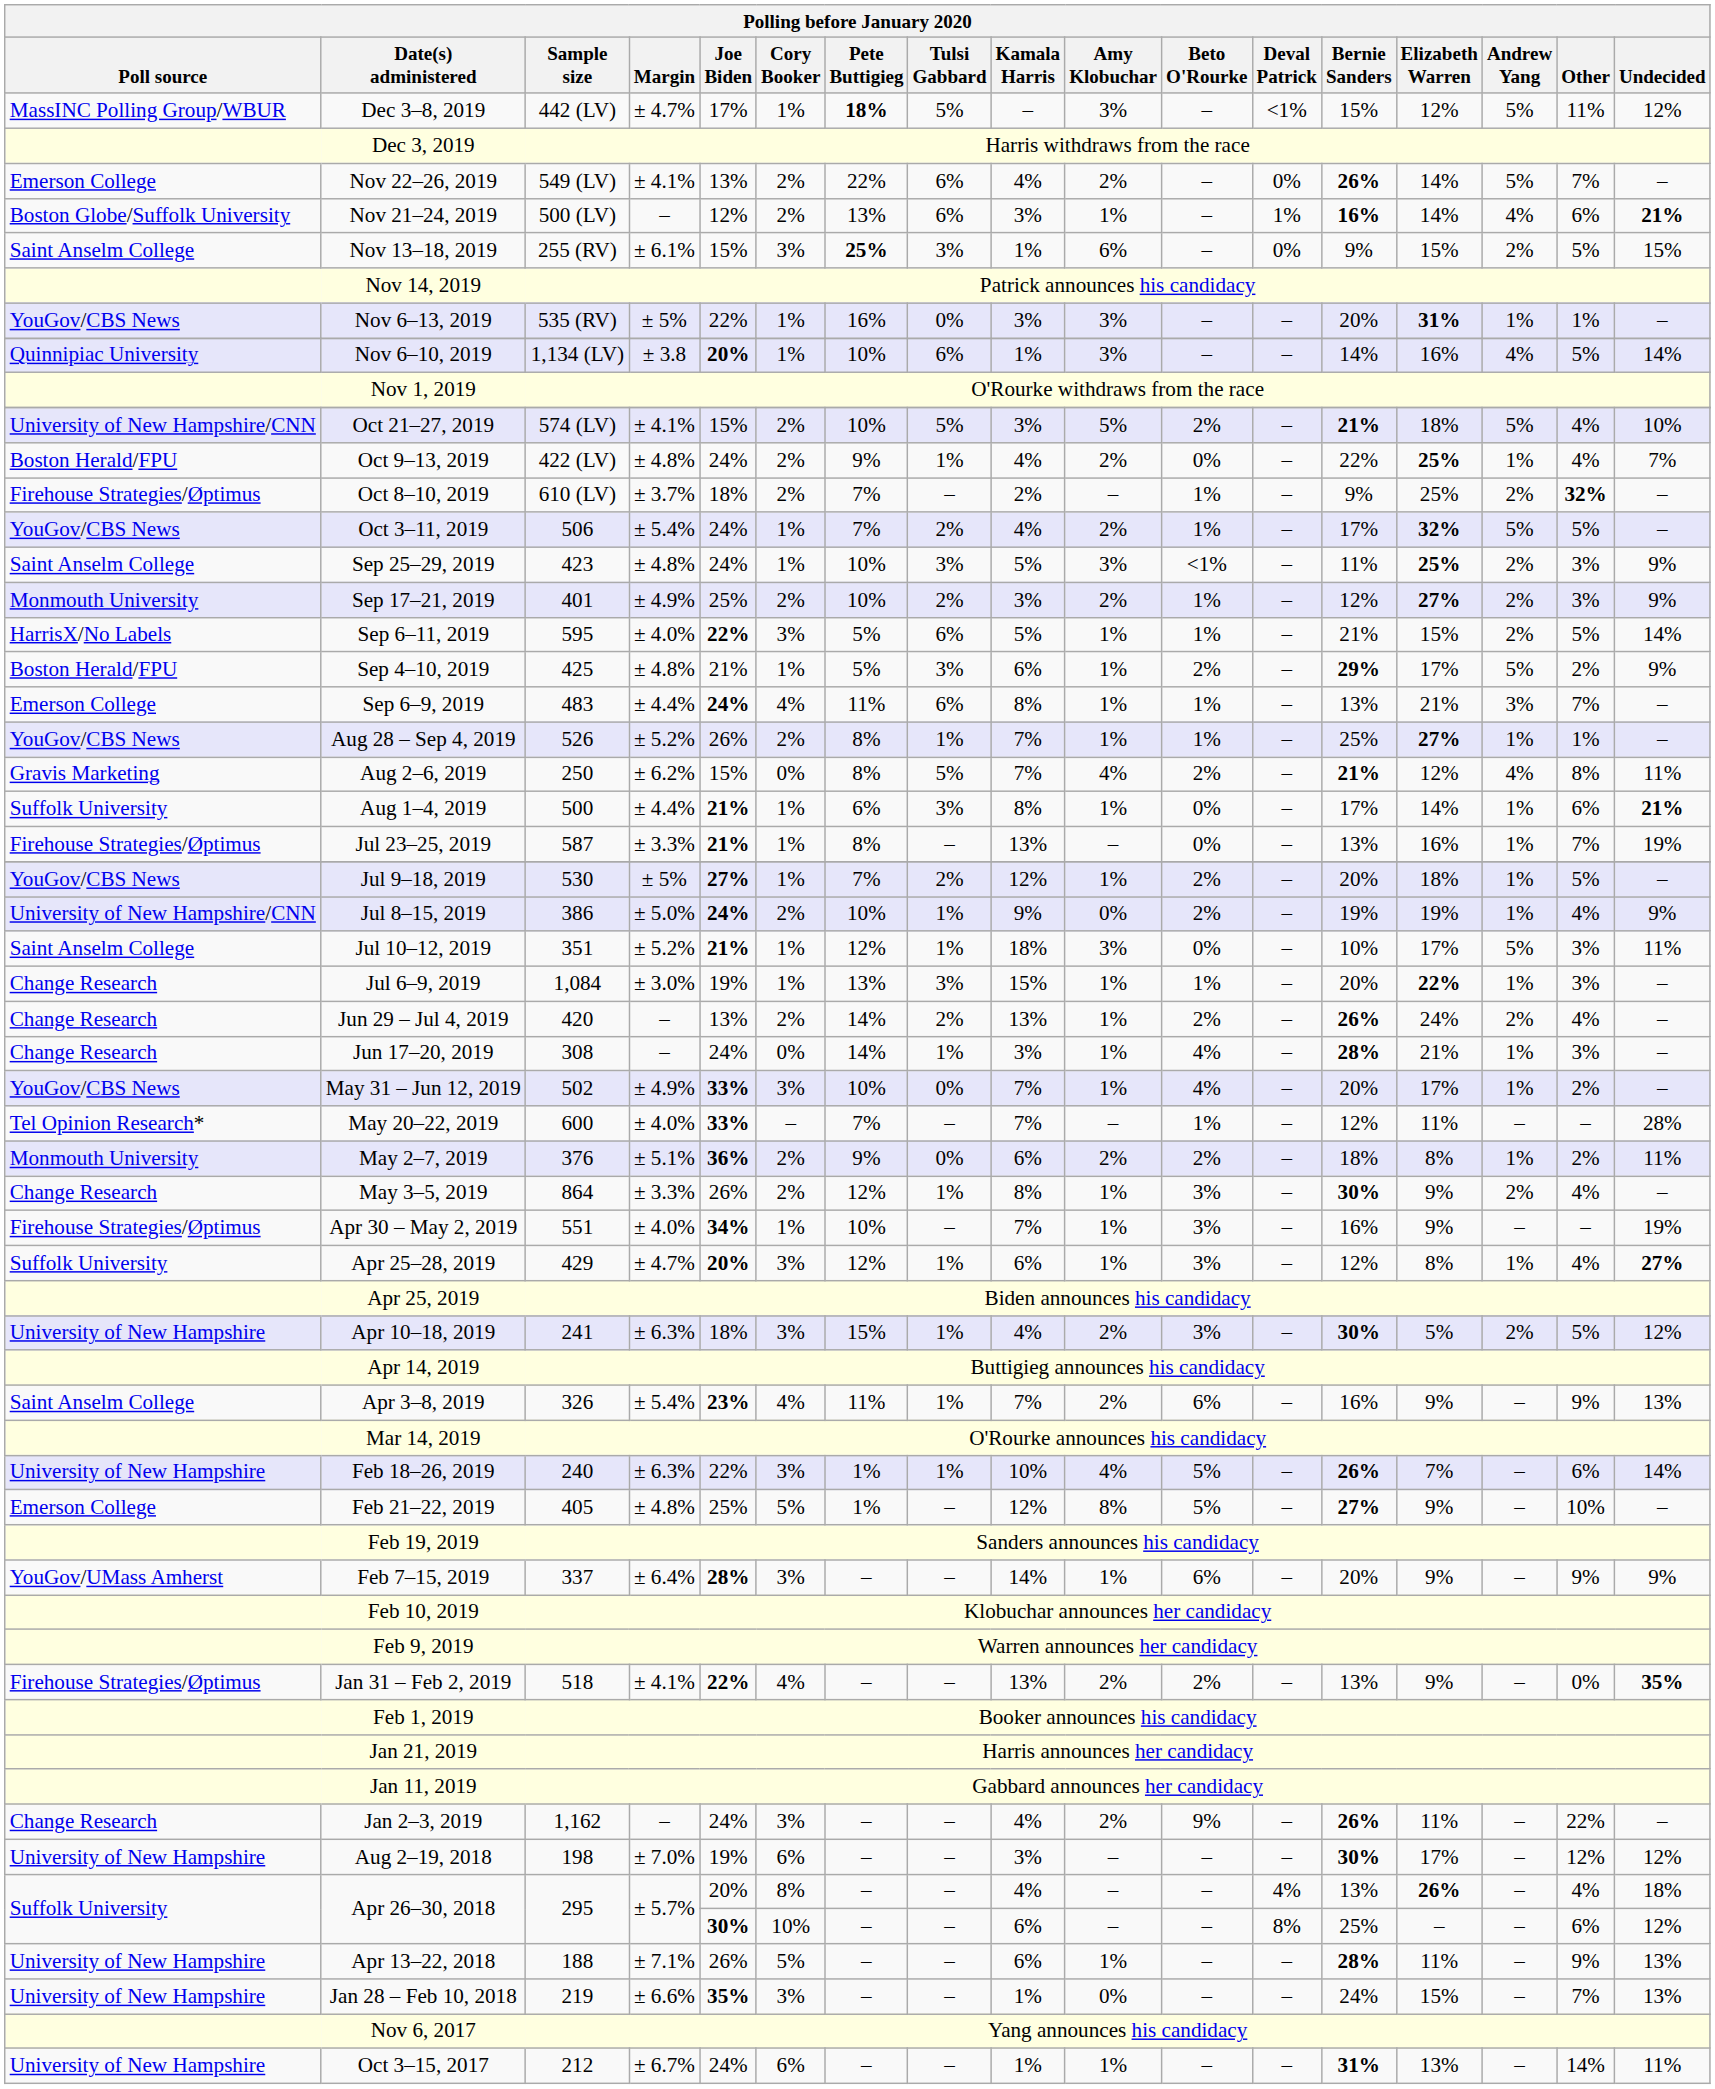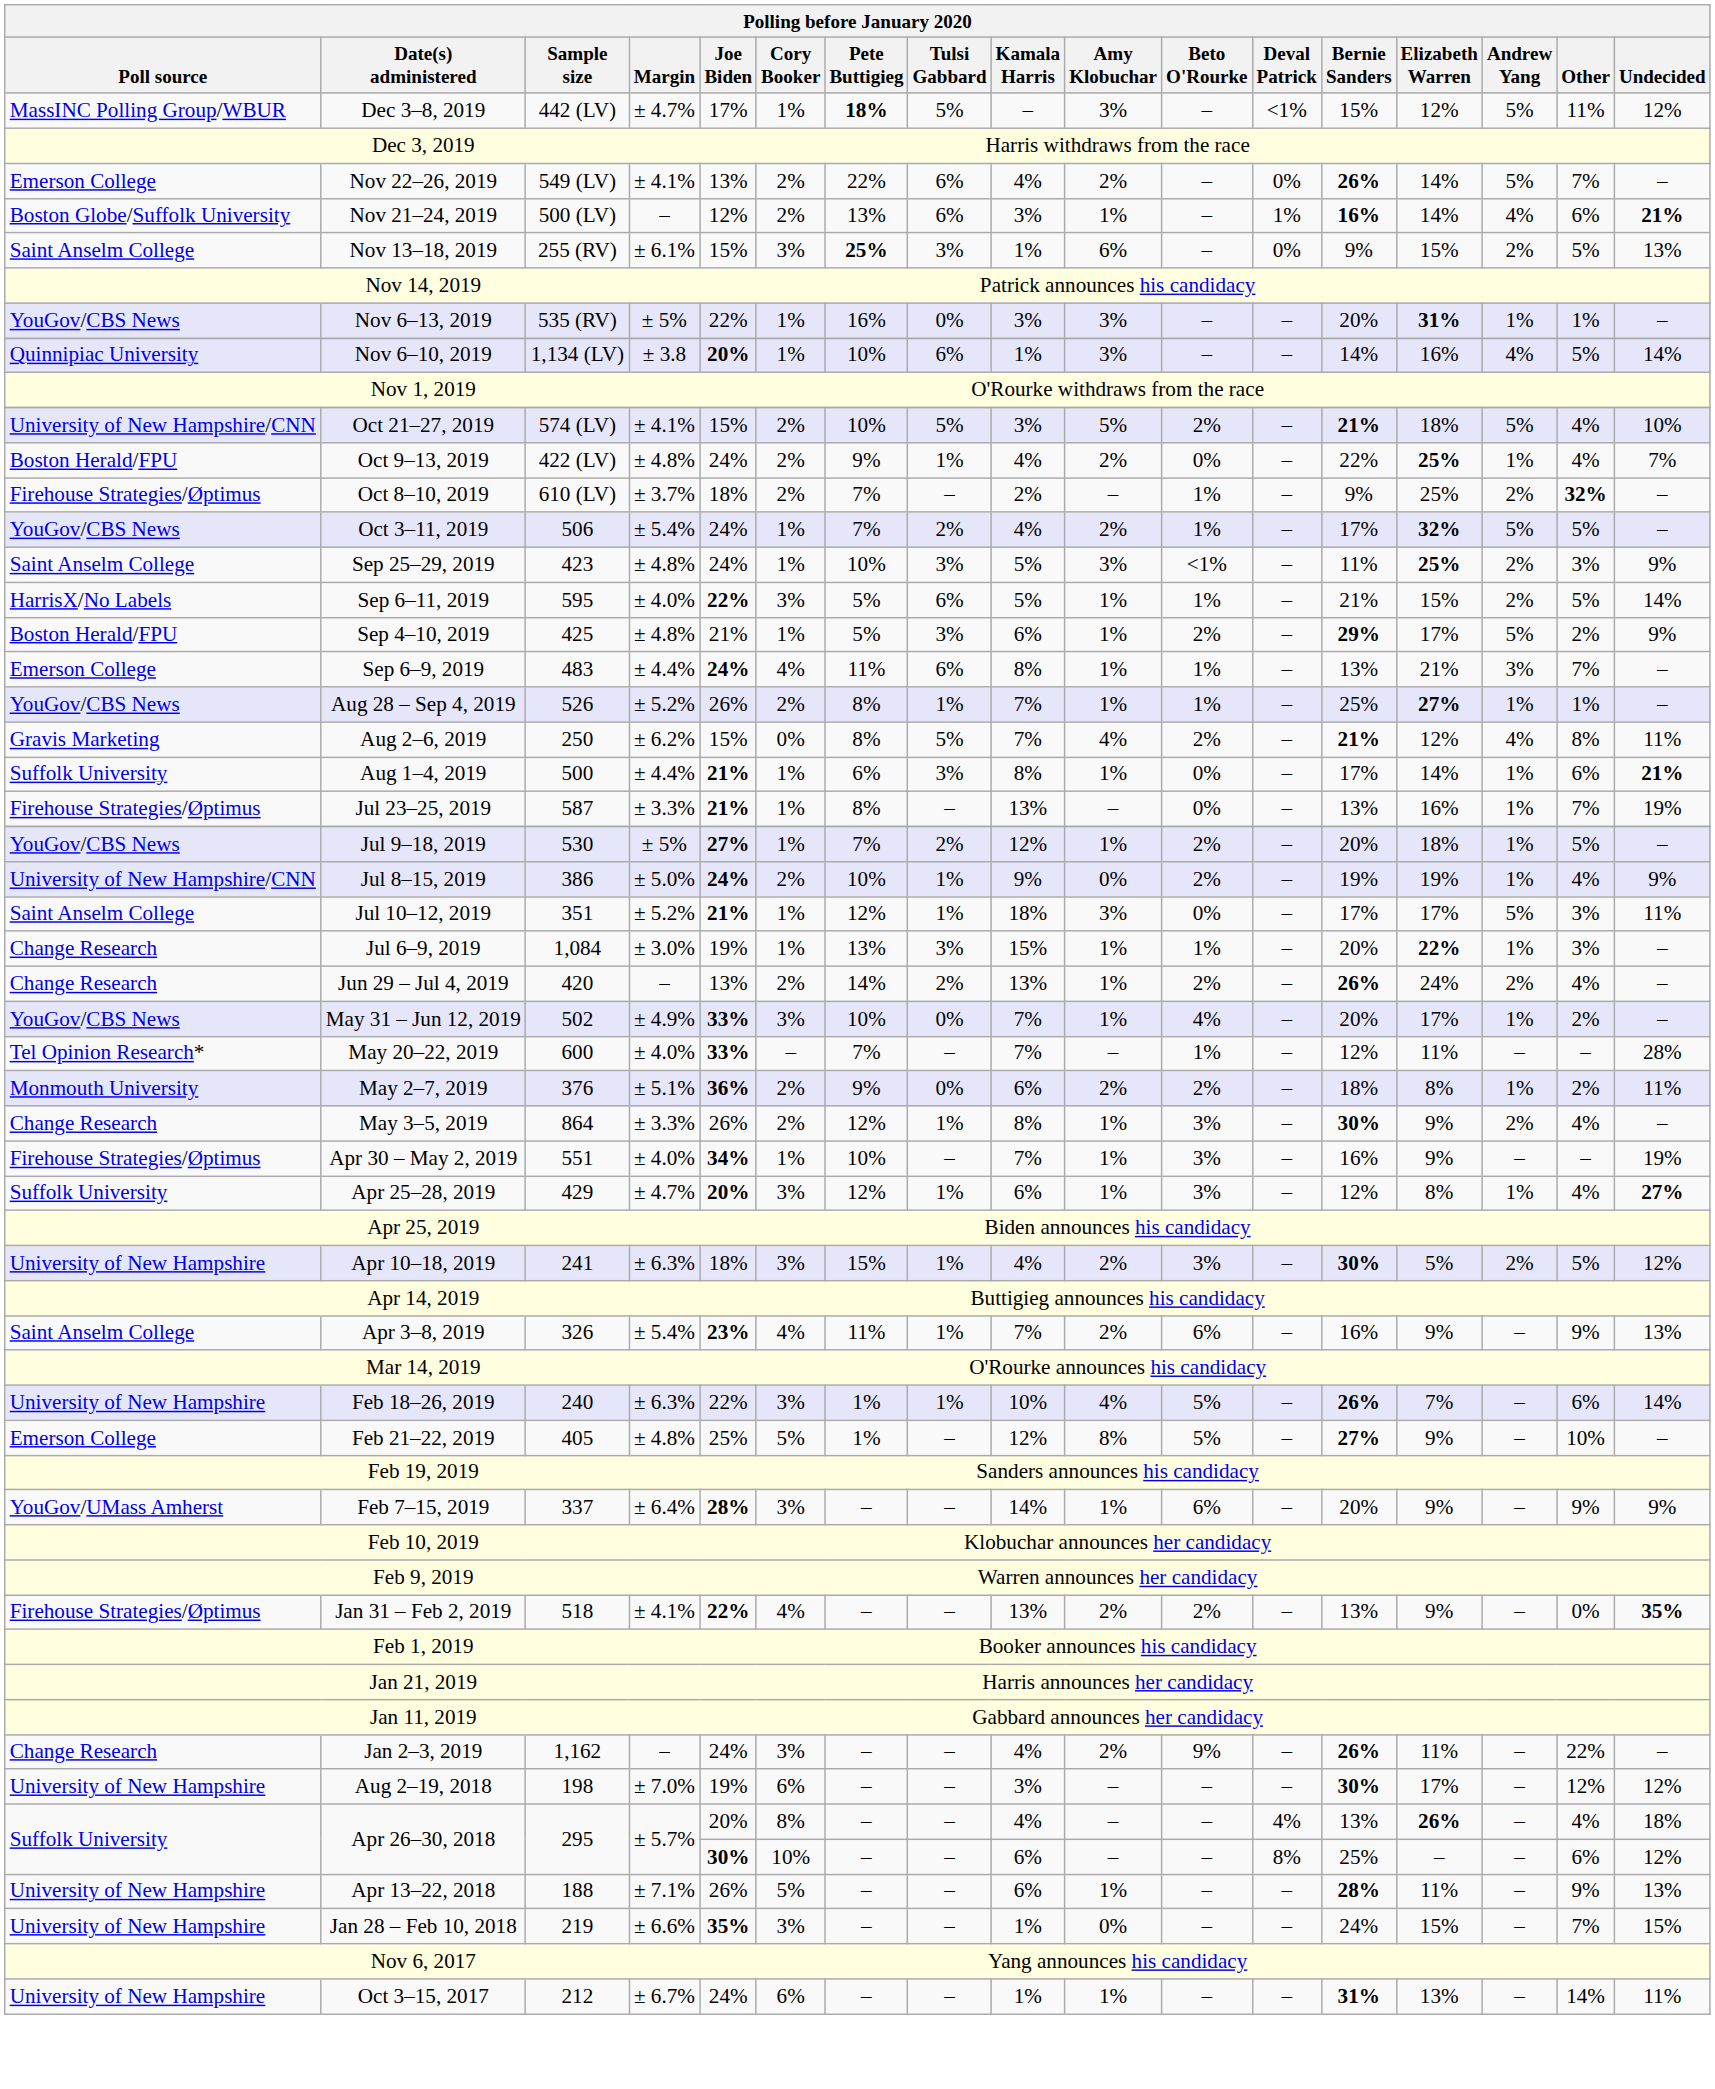(1662, 250) 15% -> (1662, 250) 13%
- row: (423, 599)
(1359, 948) 10% -> (1359, 913) 17%
- row: (423, 1053)
(1662, 1996) 13% -> (1662, 1926) 15%
